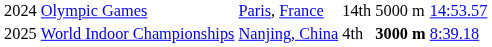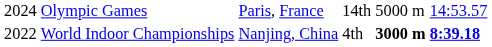(20, 33) 2025 -> (20, 33) 2022
(454, 33) normal -> (455, 33) bold
